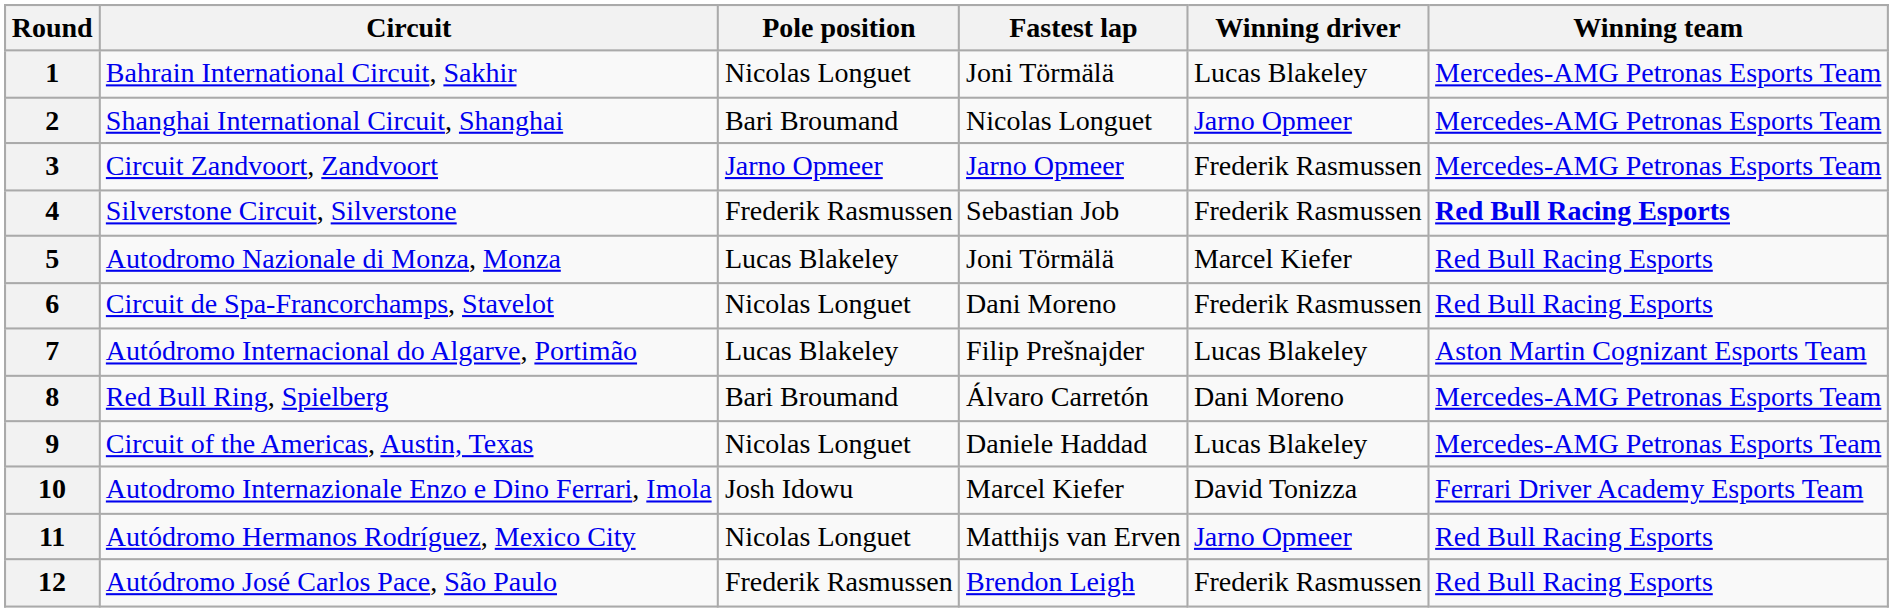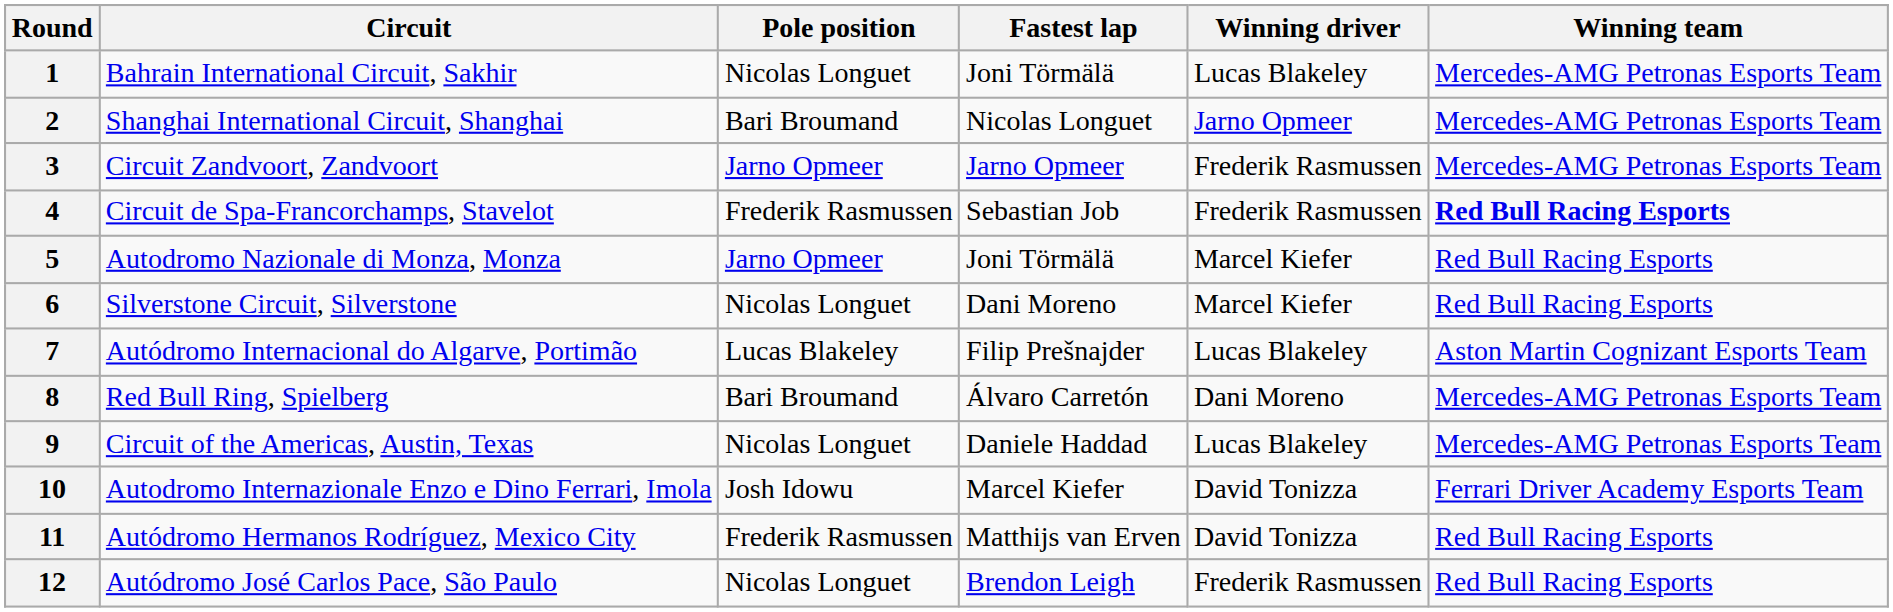(281, 212) Silverstone Circuit, Silverstone -> (330, 212) Circuit de Spa-Francorchamps, Stavelot
(812, 258) Lucas Blakeley -> (804, 258) Jarno Opmeer
(330, 304) Circuit de Spa-Francorchamps, Stavelot -> (281, 304) Silverstone Circuit, Silverstone
(1308, 304) Frederik Rasmussen -> (1273, 304) Marcel Kiefer
(818, 535) Nicolas Longuet -> (839, 535) Frederik Rasmussen
(1273, 535) Jarno Opmeer -> (1276, 535) David Tonizza
(839, 581) Frederik Rasmussen -> (818, 581) Nicolas Longuet
